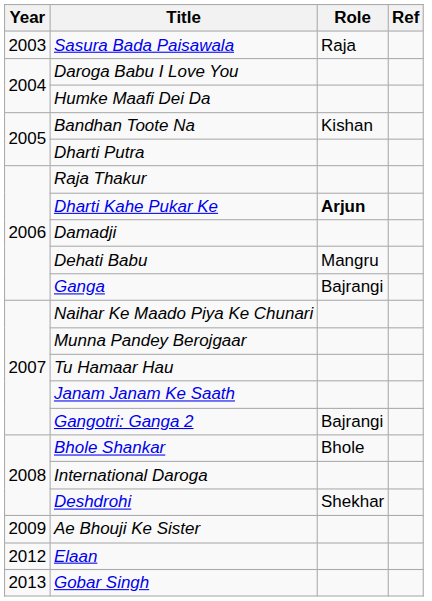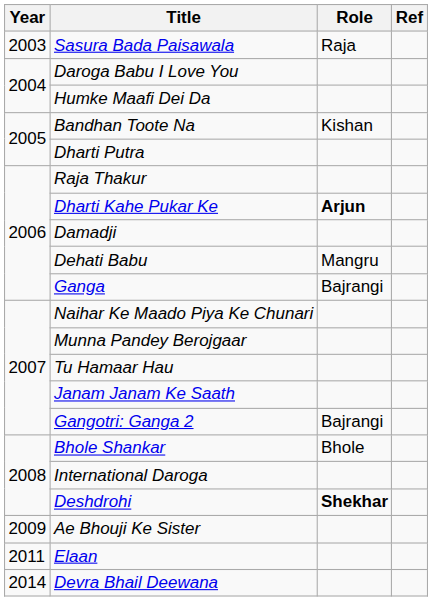(353, 502) normal -> (355, 502) bold
(27, 555) 2012 -> (27, 555) 2011
- row: (102, 582)
+ row: (136, 582)
